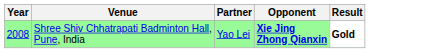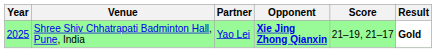+ column: (363, 13)
(18, 34) 2008 -> (18, 34) 2025
